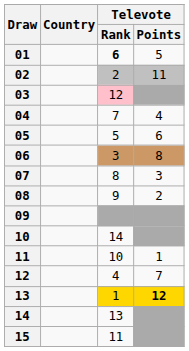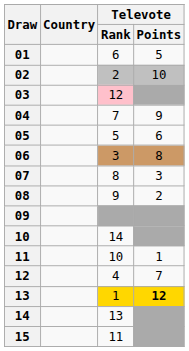(116, 55) bold -> (116, 55) normal
(159, 75) 11 -> (159, 75) 10
(159, 115) 4 -> (159, 115) 9
